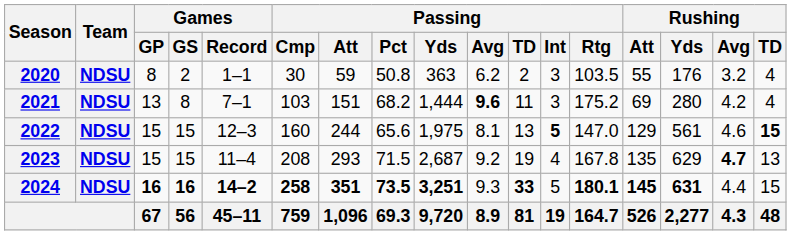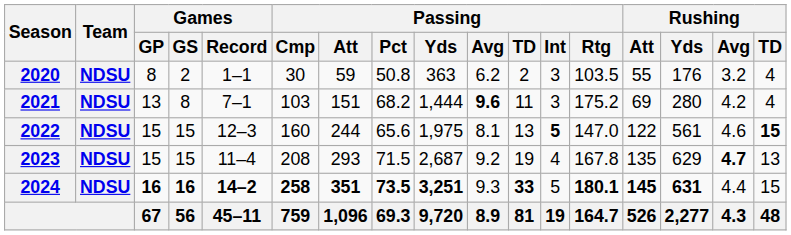(642, 131) 129 -> (642, 131) 122
